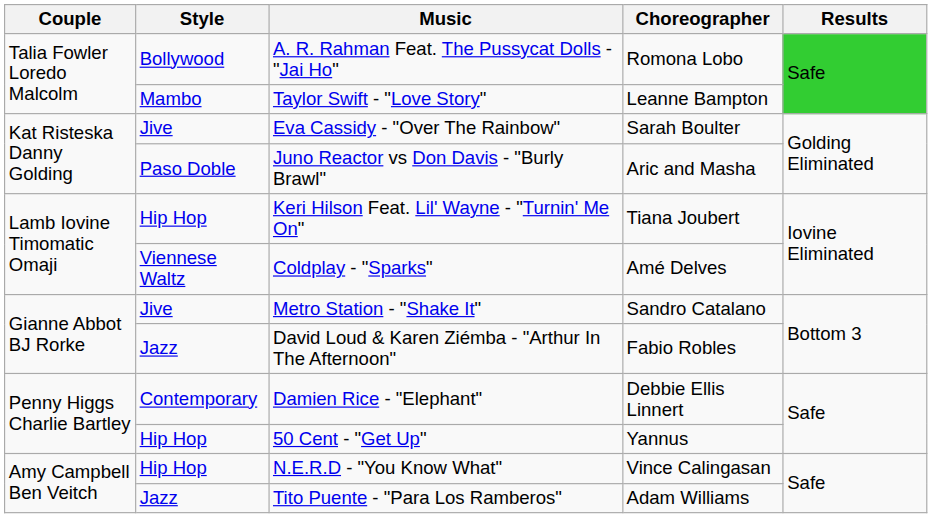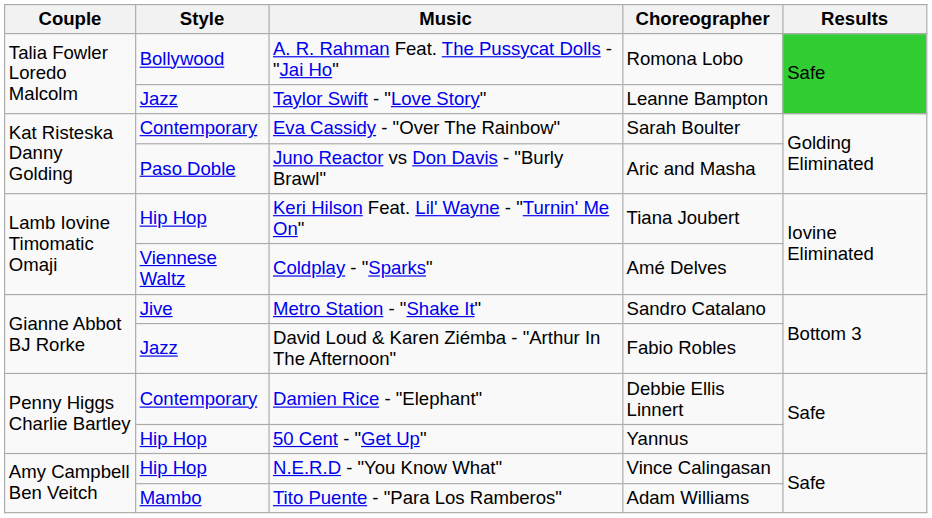(171, 98) Mambo -> (159, 98) Jazz
(156, 128) Jive -> (198, 128) Contemporary
(159, 497) Jazz -> (171, 497) Mambo
